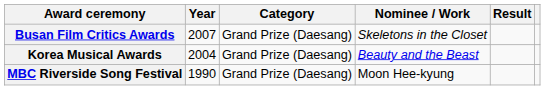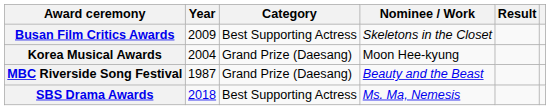(202, 34) 2007 -> (202, 34) 2009
(287, 34) Grand Prize (Daesang) -> (289, 34) Best Supporting Actress
(418, 54) Beauty and the Beast -> (411, 54) Moon Hee-kyung
(202, 74) 1990 -> (202, 74) 1987
(406, 74) Moon Hee-kyung -> (423, 74) Beauty and the Beast
+ row: (95, 94)
